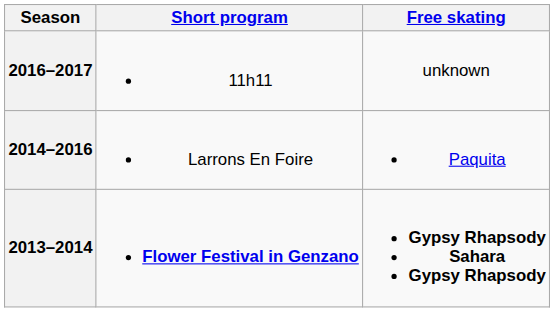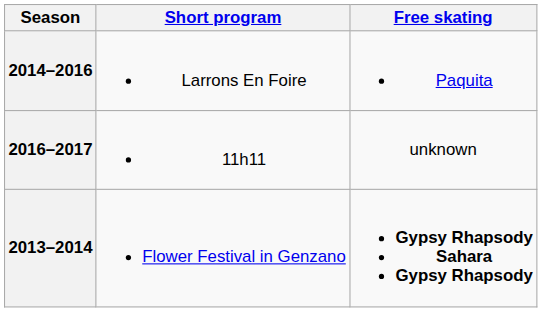rows swapped: (50, 70) <-> (50, 149)
(230, 257) bold -> (223, 257) normal
